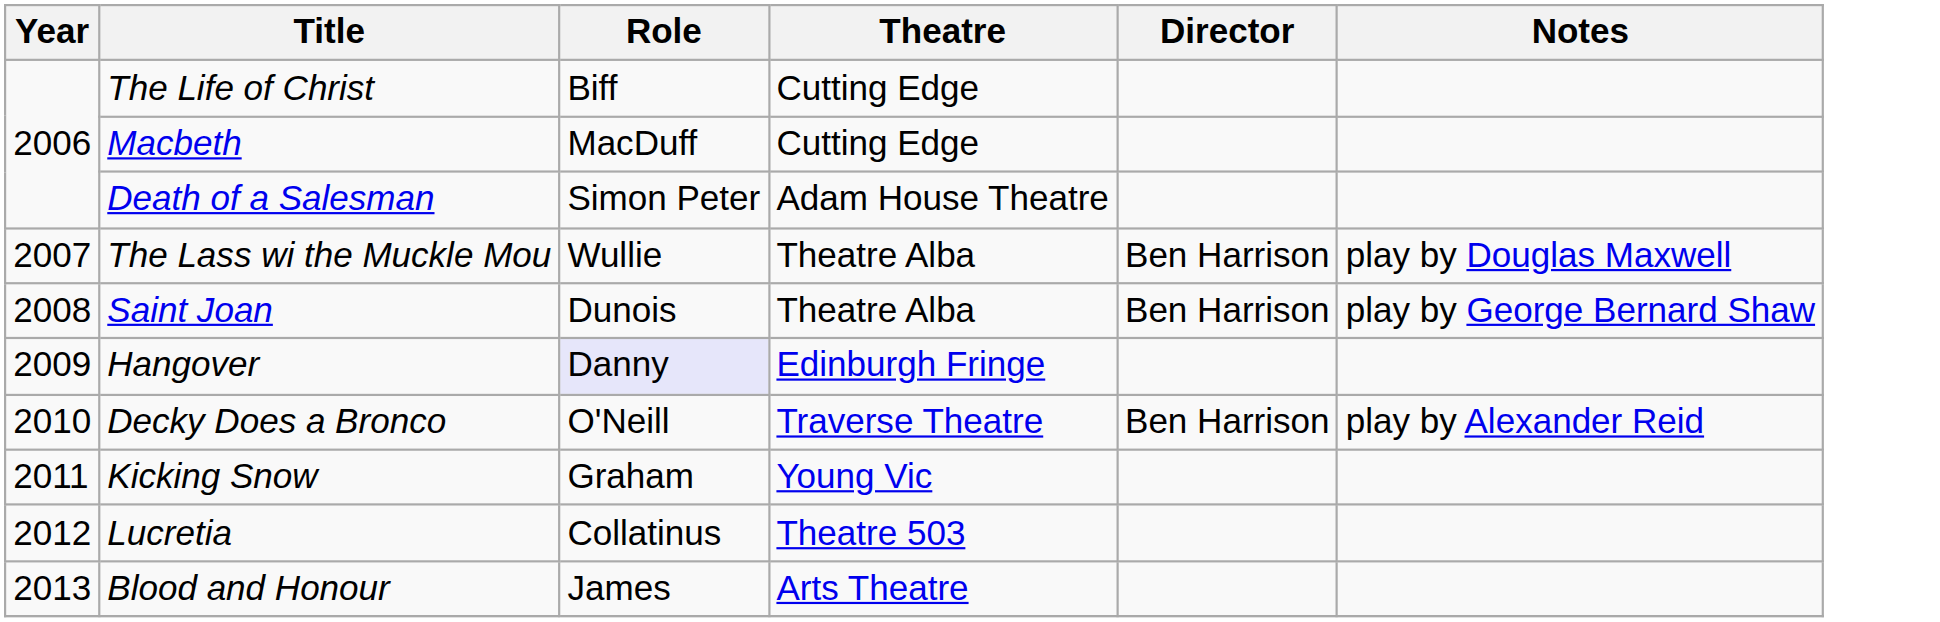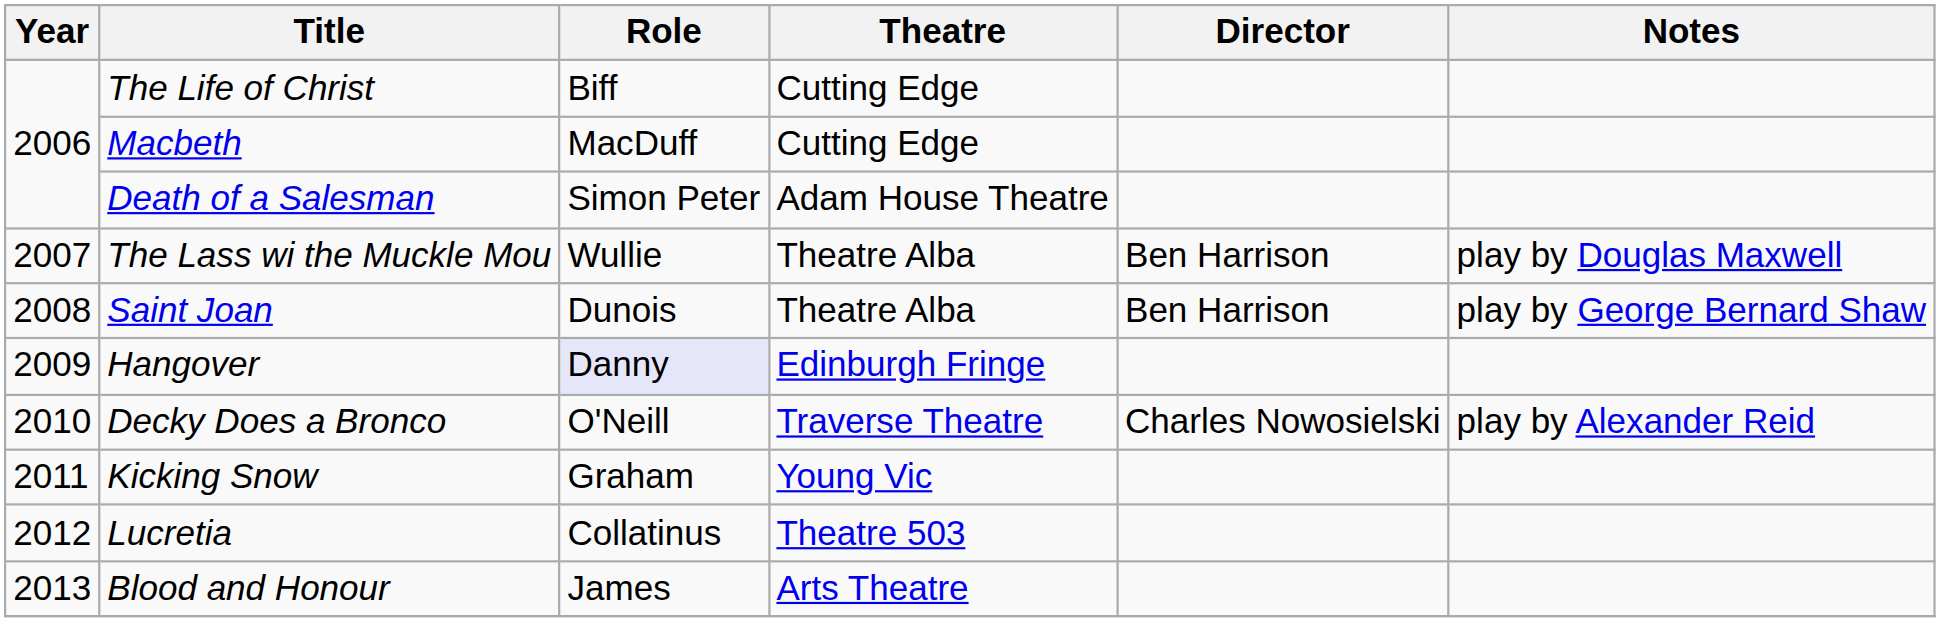(1227, 421) Ben Harrison -> (1283, 421) Charles Nowosielski
